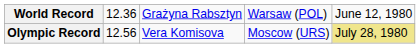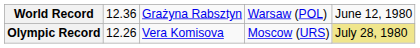(121, 33) 12.56 -> (121, 33) 12.26
